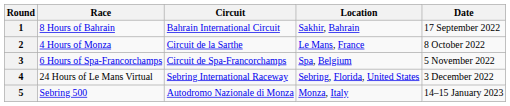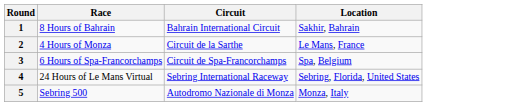- column: (464, 12)
